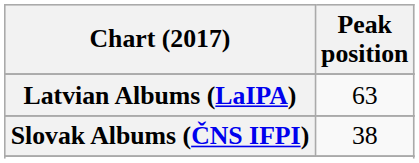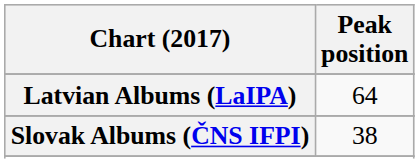(365, 94) 63 -> (365, 94) 64
